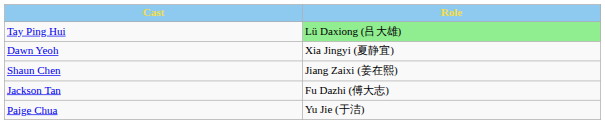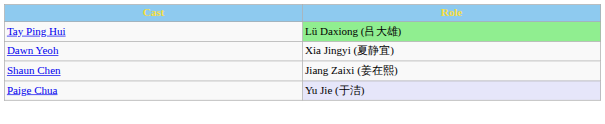- row: (34, 90)
(335, 109) no background -> (335, 90) lavender background
